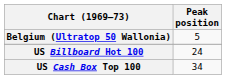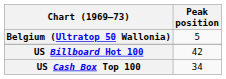(197, 52) 24 -> (197, 52) 42
